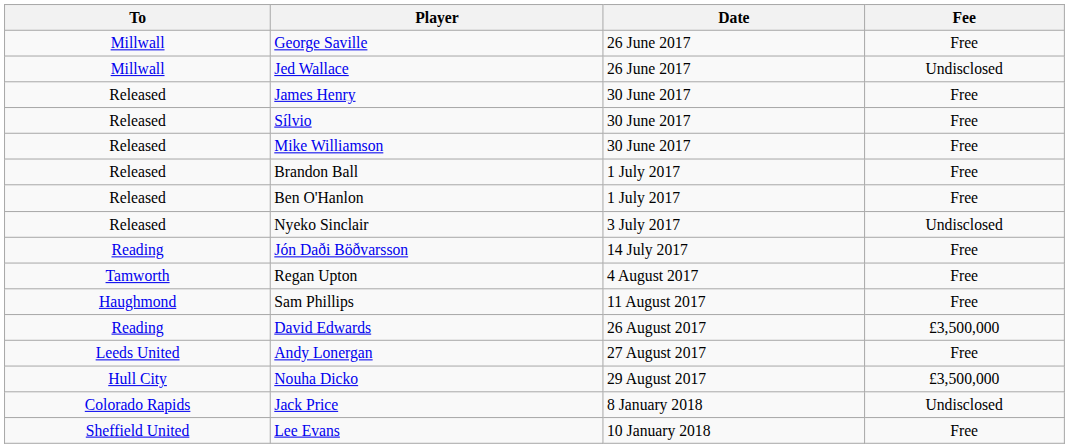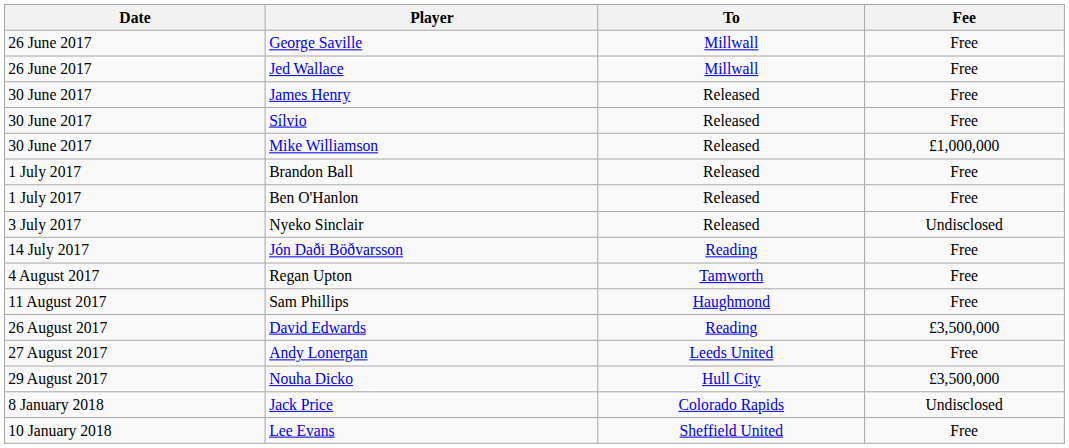columns swapped: (734, 17) <-> (138, 17)
(964, 69) Undisclosed -> (964, 69) Free
(964, 146) Free -> (964, 146) £1,000,000
